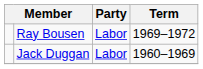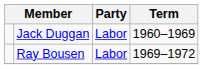rows swapped: (53, 53) <-> (50, 34)
